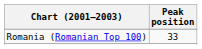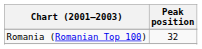(173, 37) 33 -> (173, 37) 32
